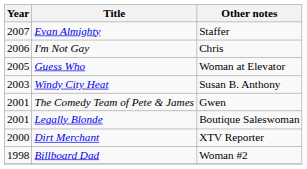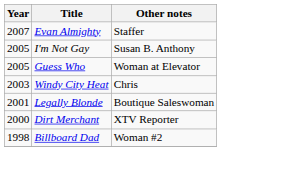(18, 48) 2006 -> (18, 48) 2005
(211, 48) Chris -> (154, 48) Susan B. Anthony
(240, 84) Susan B. Anthony -> (126, 84) Chris
- row: (114, 102)
